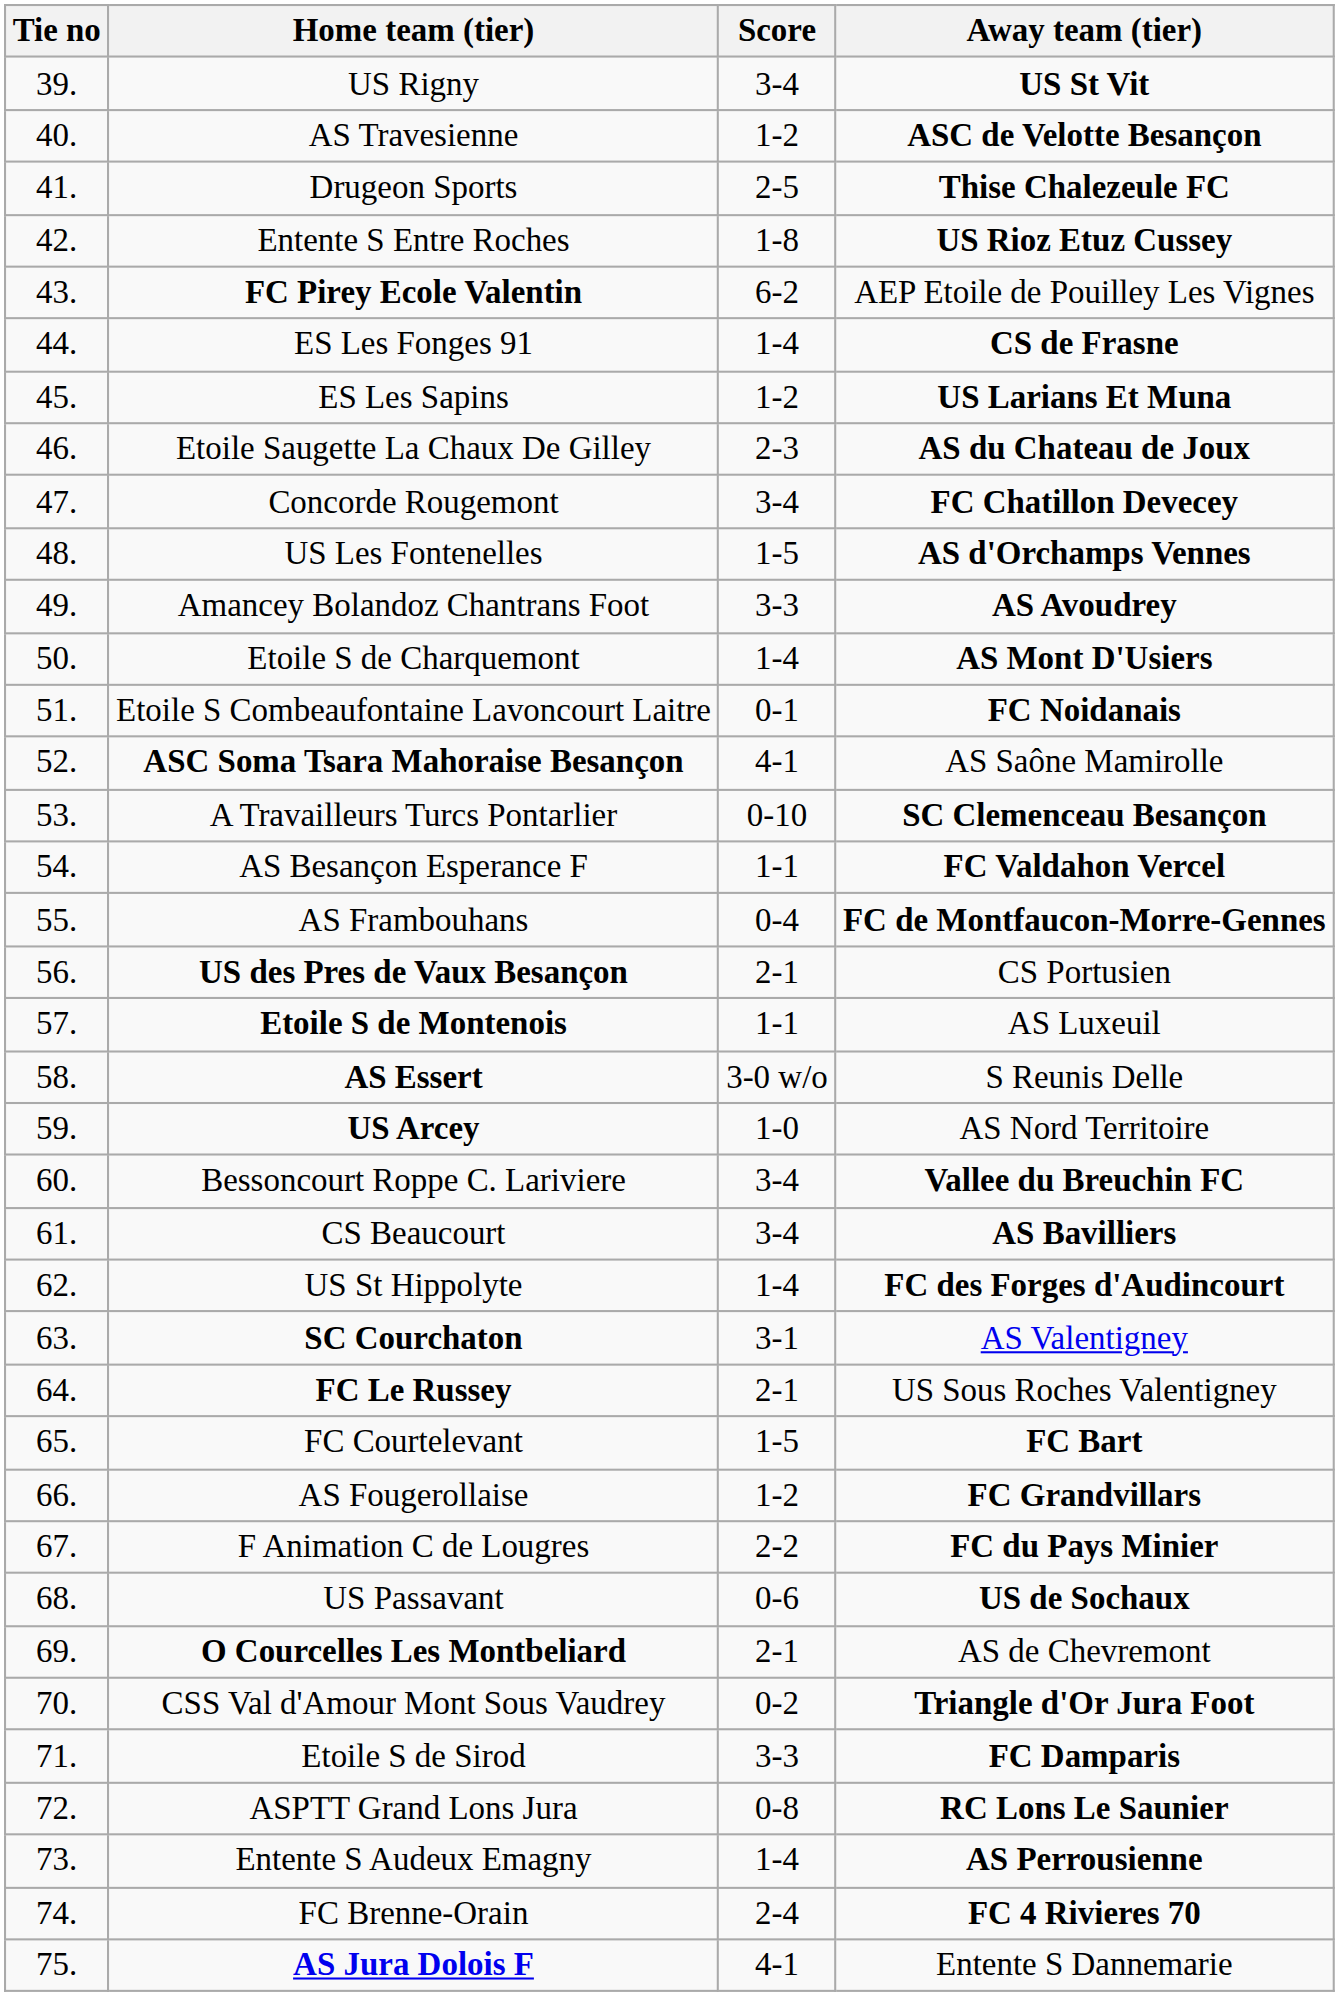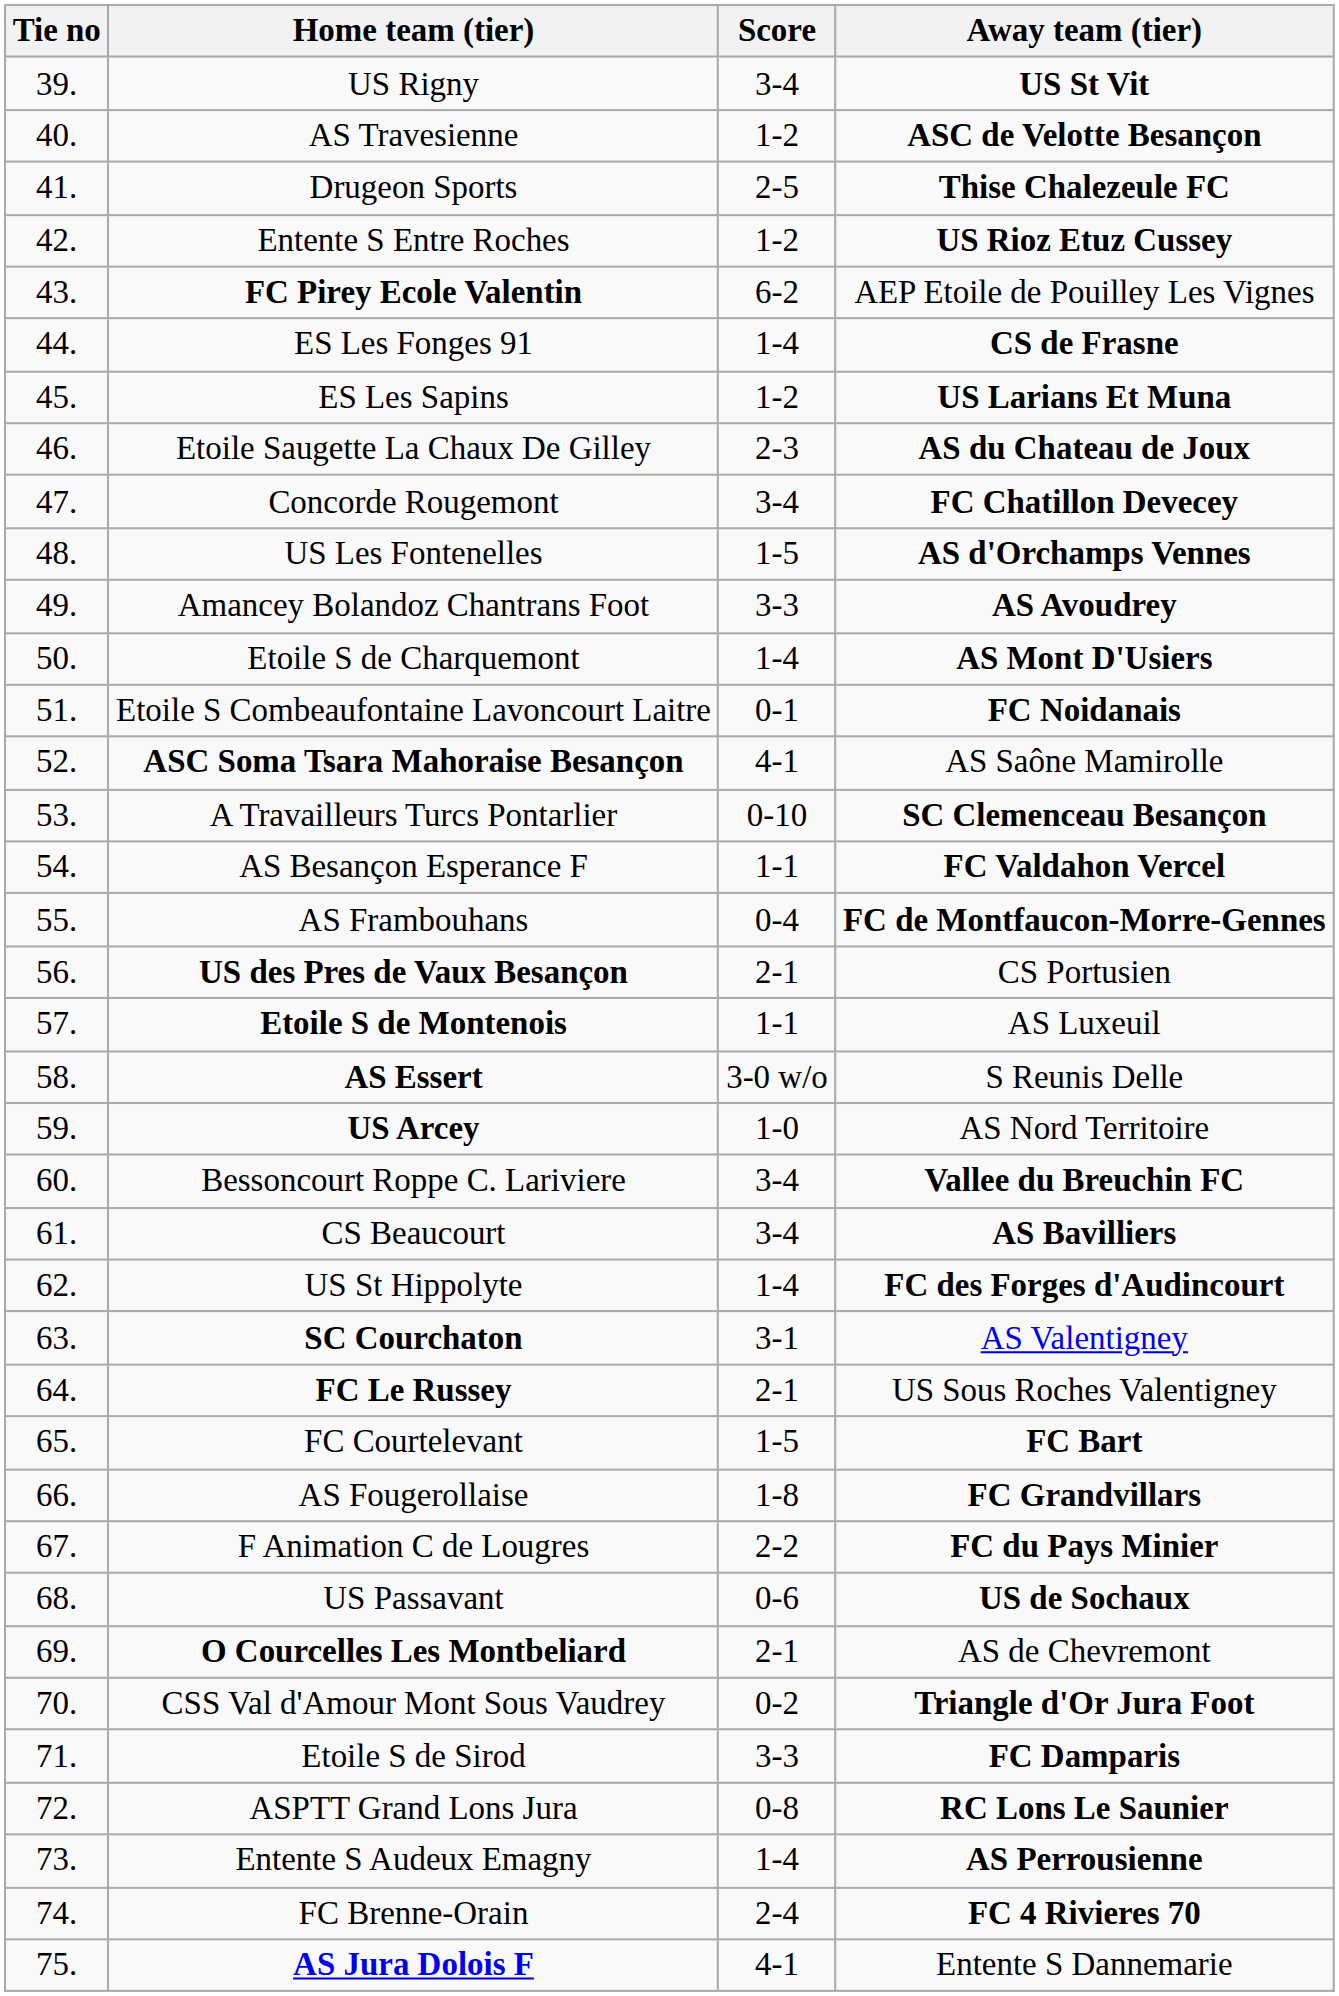(777, 239) 1-8 -> (777, 239) 1-2
(777, 1494) 1-2 -> (777, 1494) 1-8
